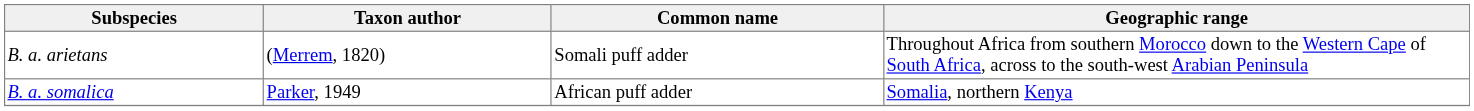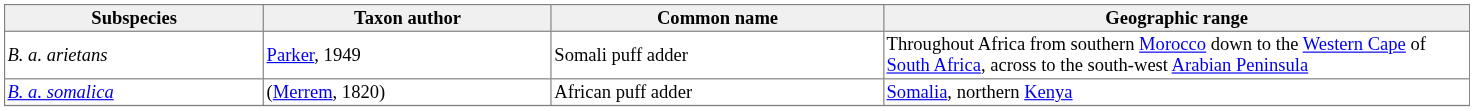(326, 54) (Merrem, 1820) -> (314, 54) Parker, 1949
(314, 92) Parker, 1949 -> (326, 92) (Merrem, 1820)
